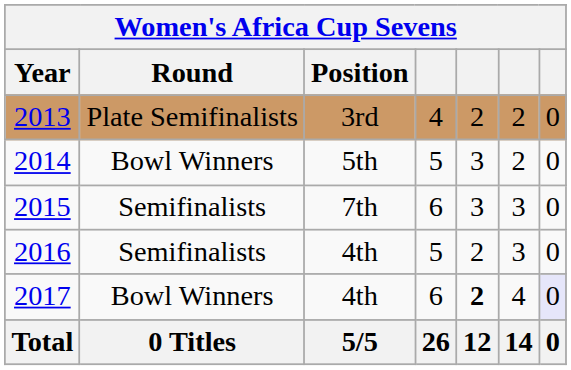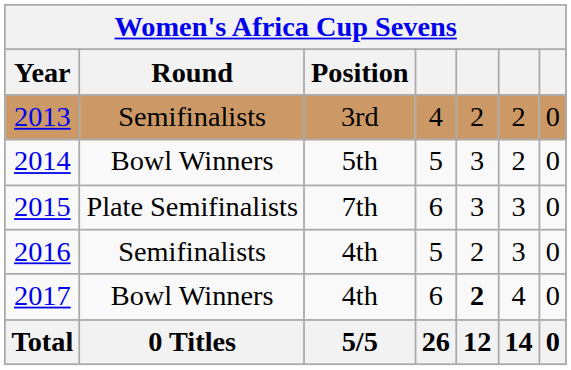(192, 116) Plate Semifinalists -> (192, 116) Semifinalists
(192, 206) Semifinalists -> (192, 206) Plate Semifinalists
(553, 296) lavender background -> (553, 296) no background
